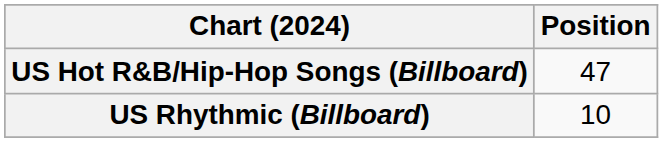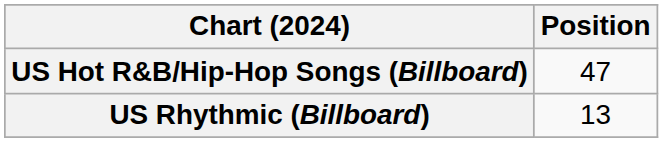(596, 114) 10 -> (596, 114) 13
